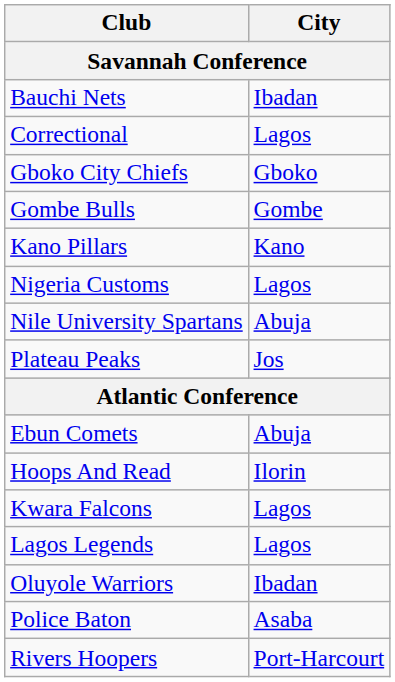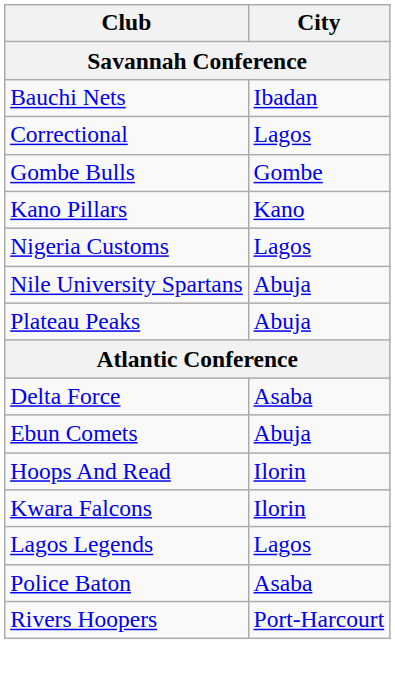- row: (99, 172)
(269, 358) Jos -> (282, 321) Abuja
+ row: (65, 396)
(282, 508) Lagos -> (280, 508) Ilorin
- row: (92, 582)
